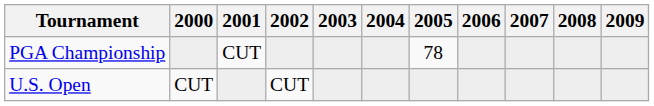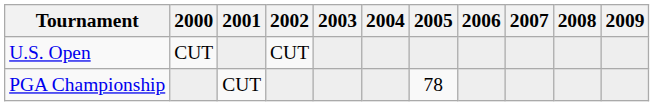rows swapped: (50, 84) <-> (87, 52)
